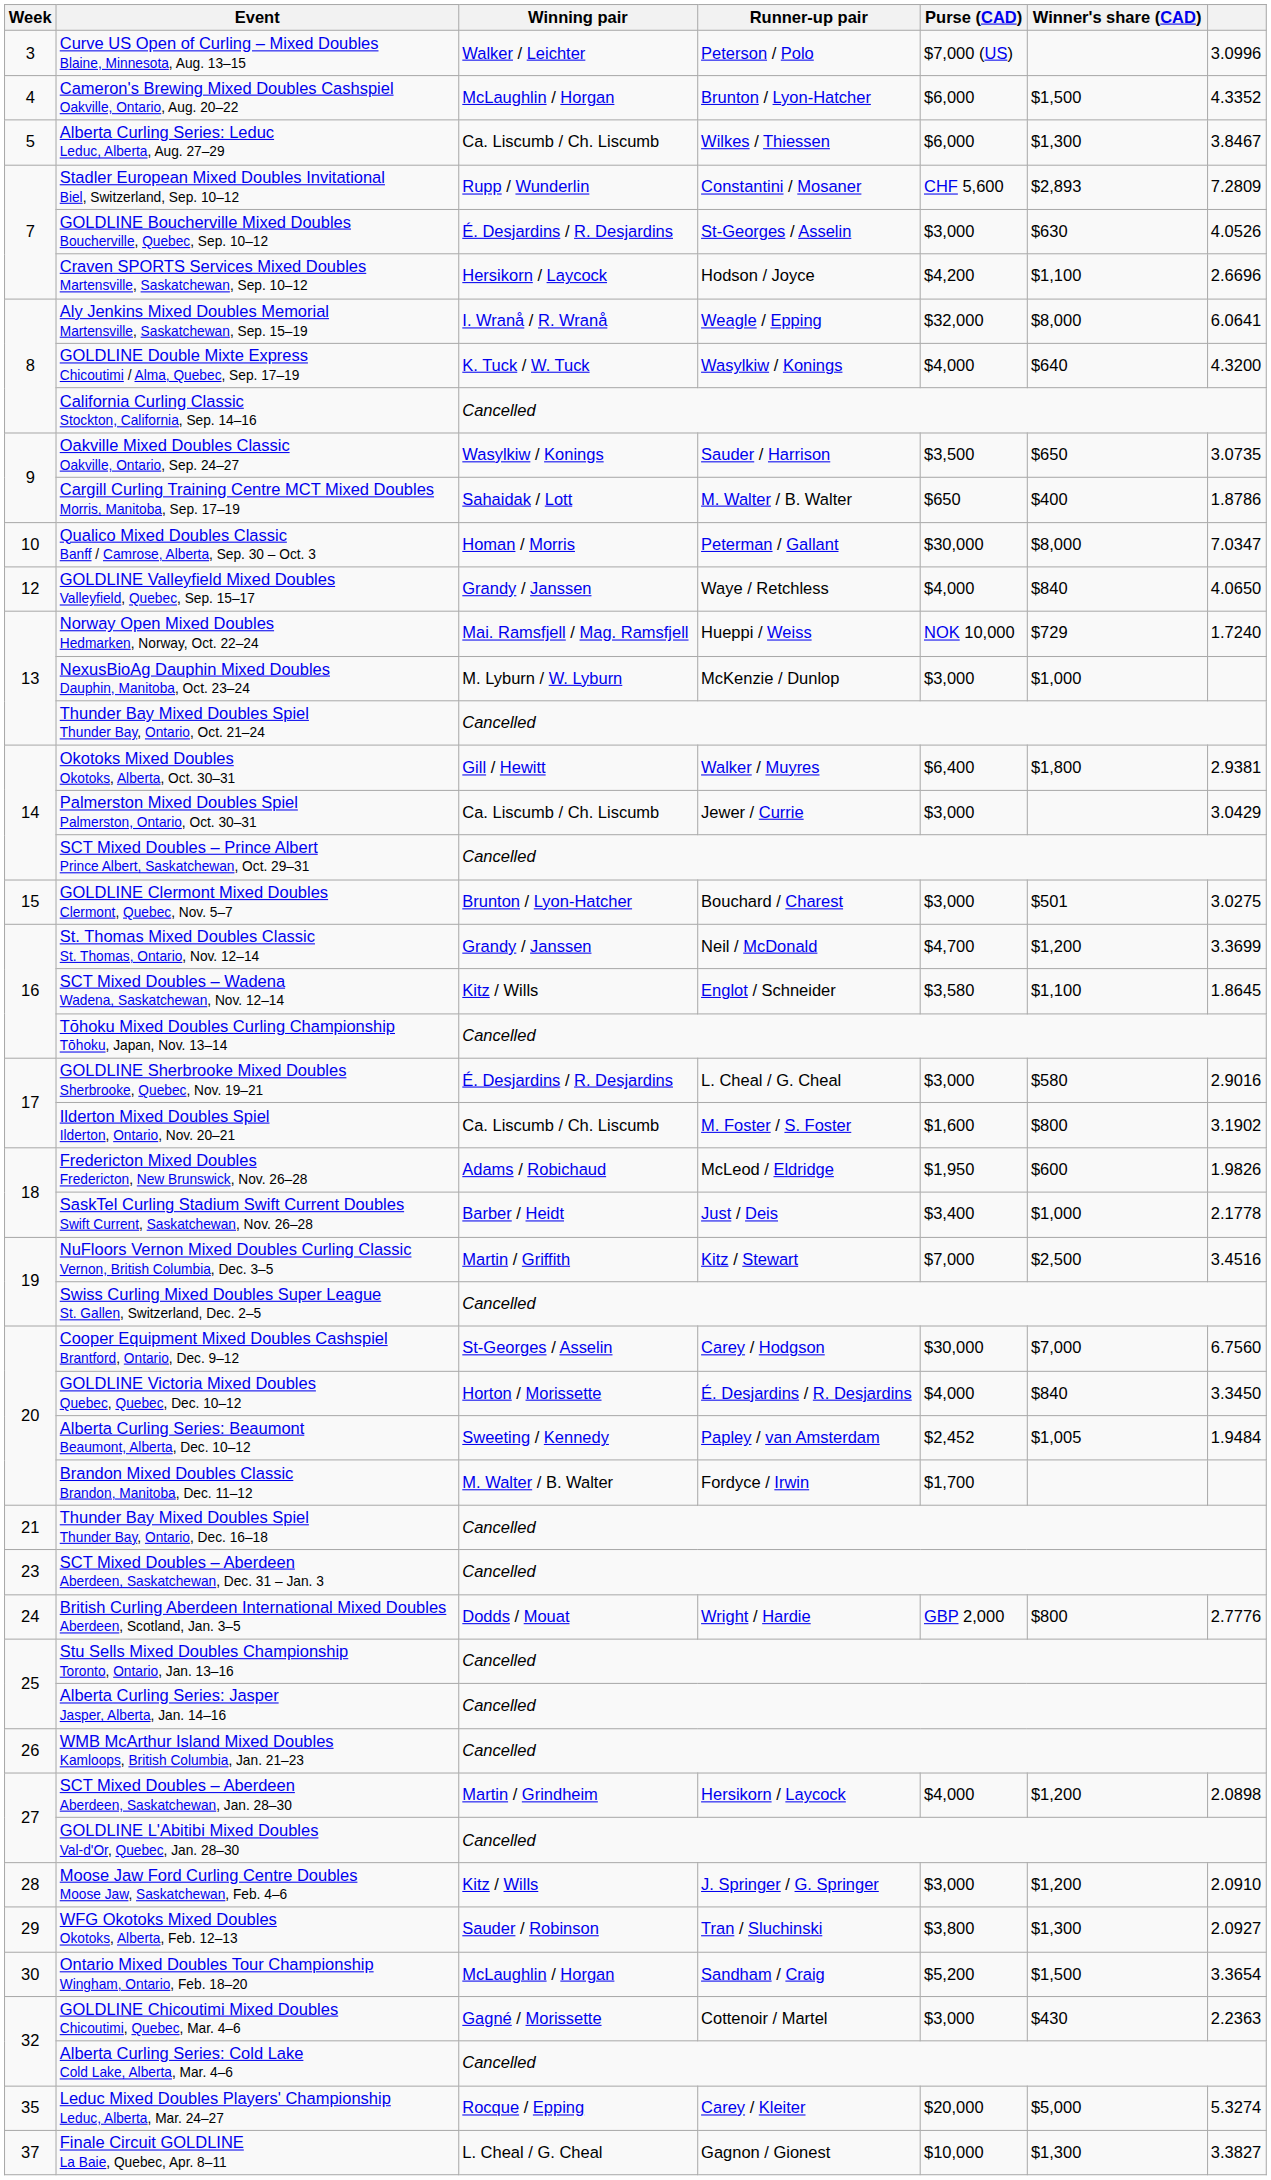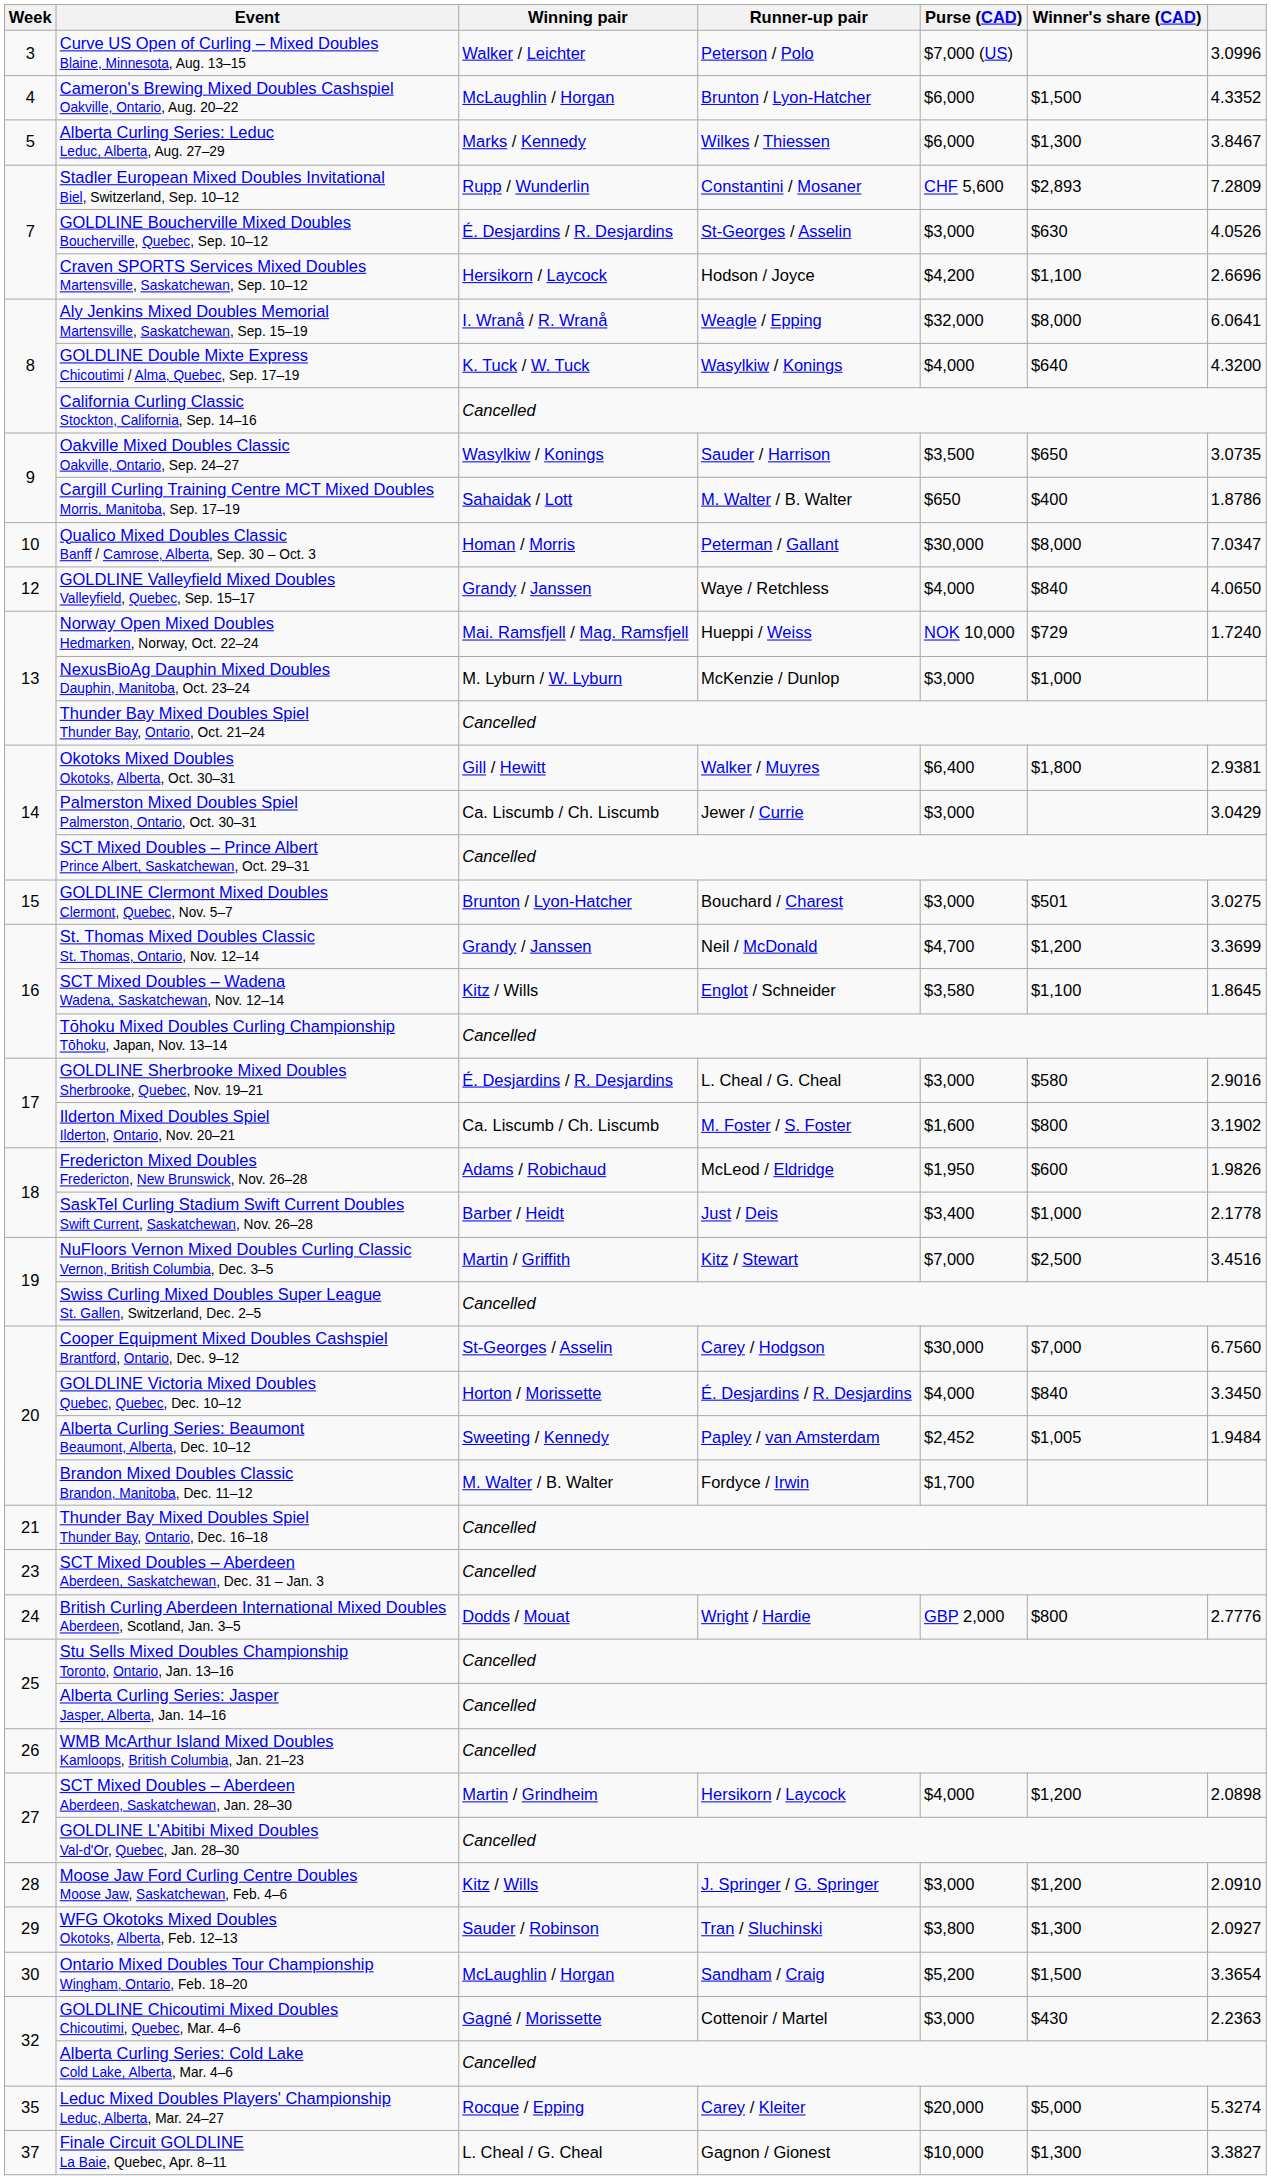(561, 142) Ca. Liscumb / Ch. Liscumb -> (524, 142) Marks / Kennedy
